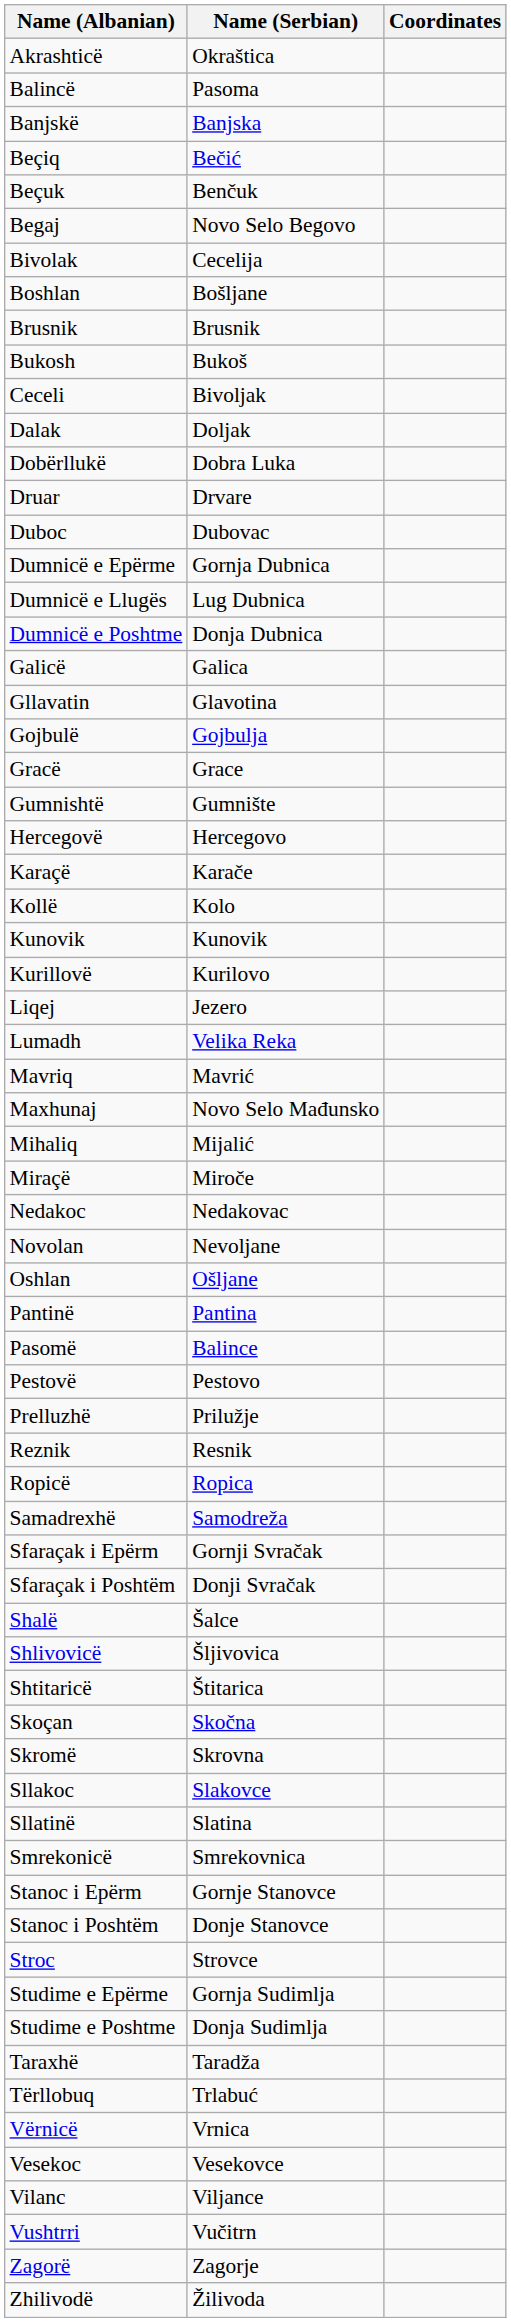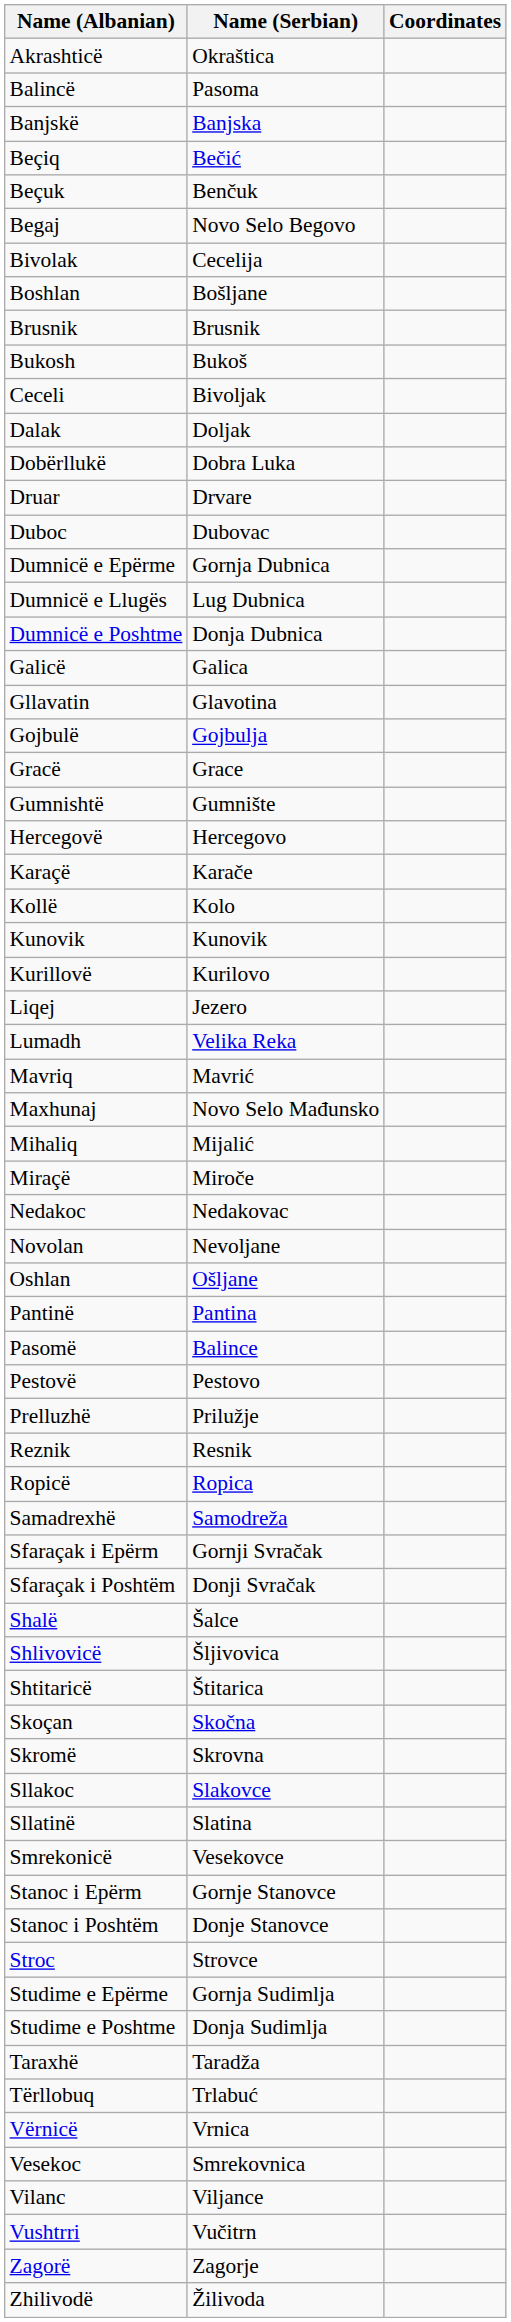(249, 1857) Smrekovnica -> (238, 1857) Vesekovce
(238, 2163) Vesekovce -> (249, 2163) Smrekovnica
